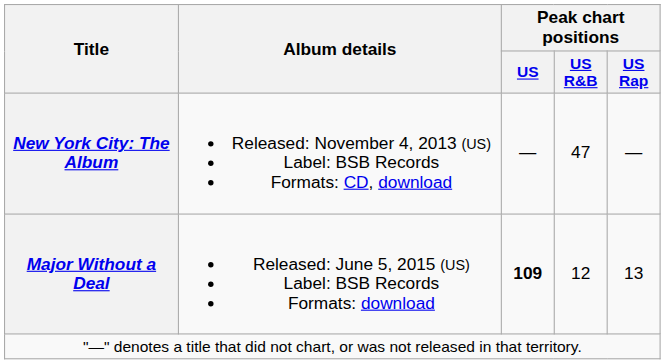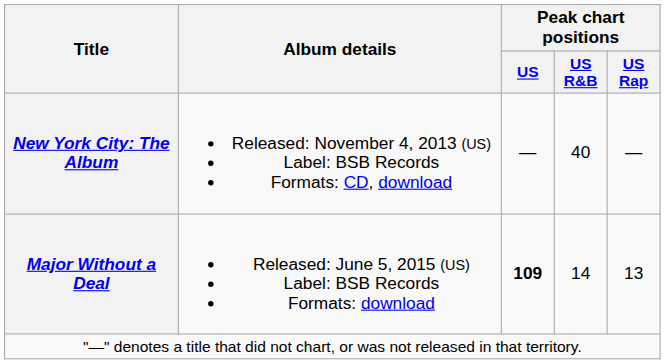(581, 153) 47 -> (581, 153) 40
(581, 273) 12 -> (581, 273) 14
